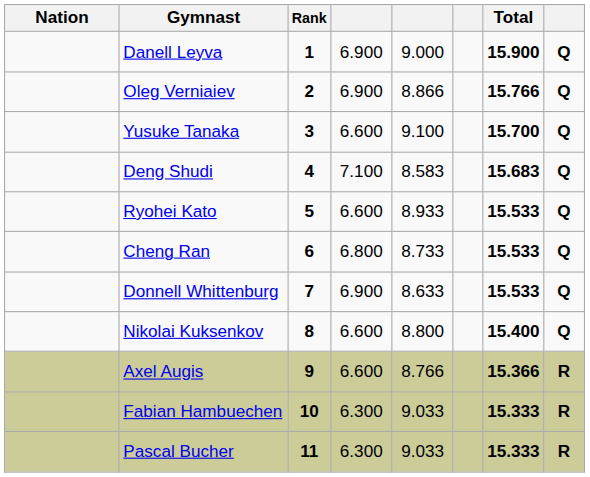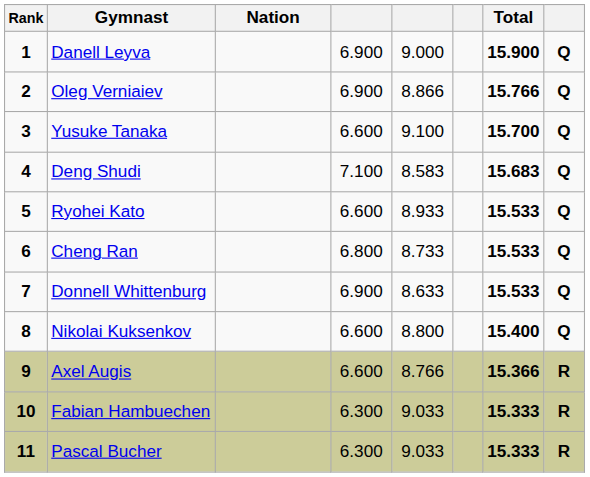columns swapped: (309, 19) <-> (62, 18)
